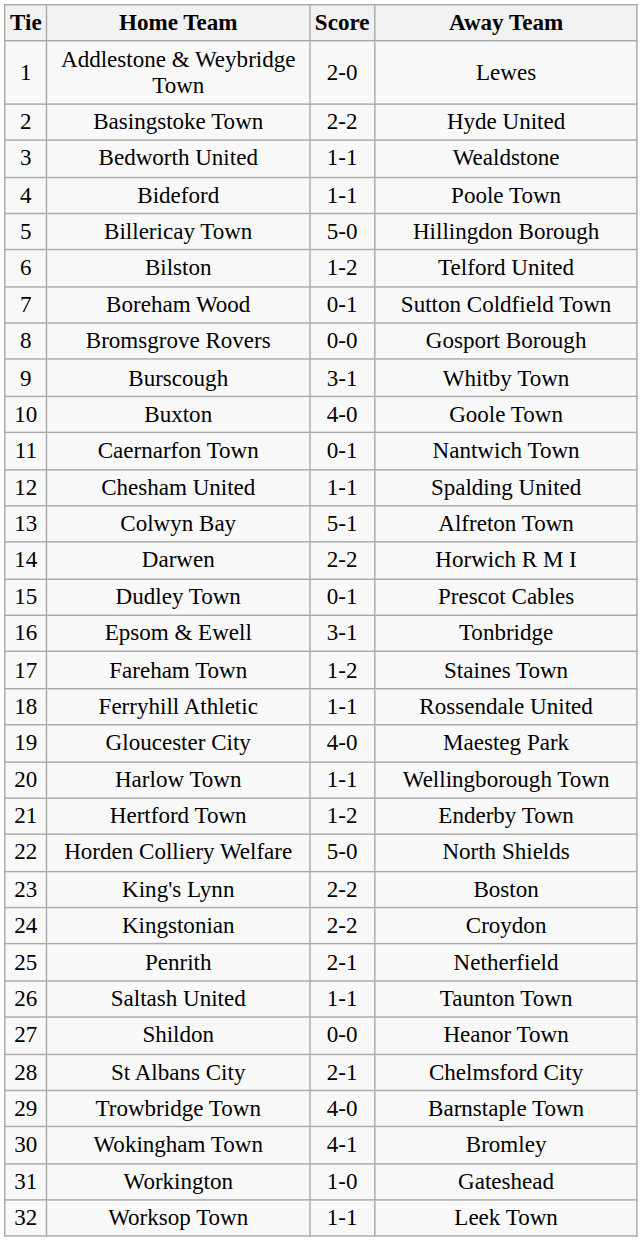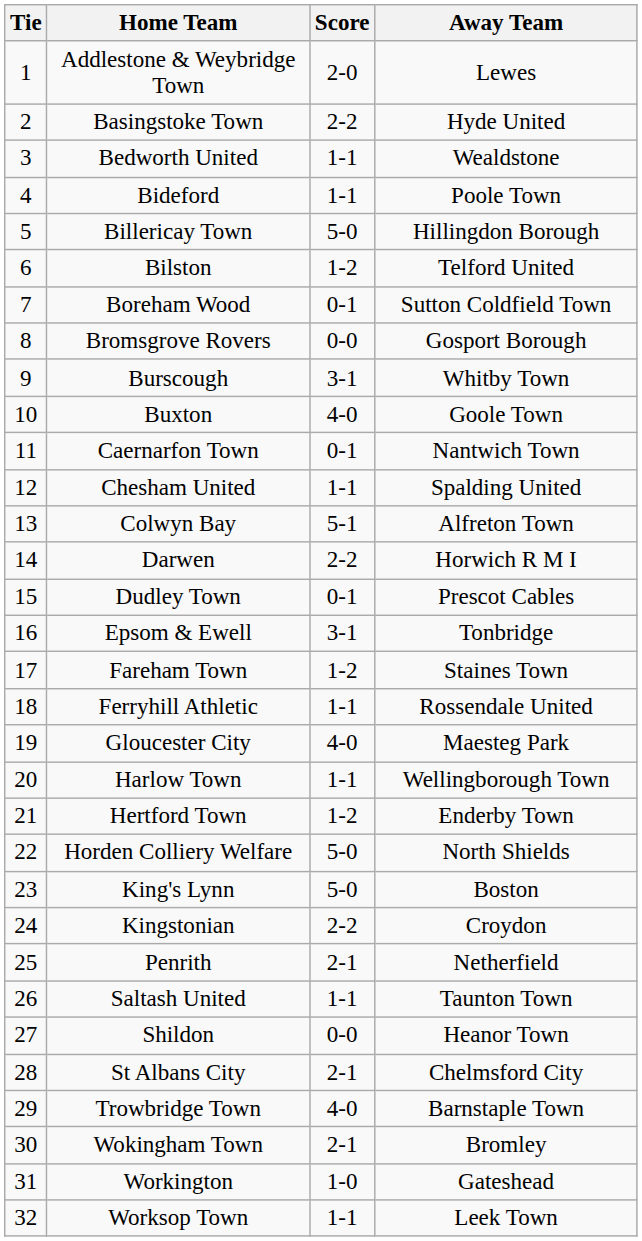(342, 889) 2-2 -> (342, 889) 5-0
(342, 1144) 4-1 -> (342, 1144) 2-1
